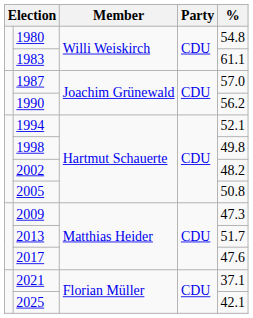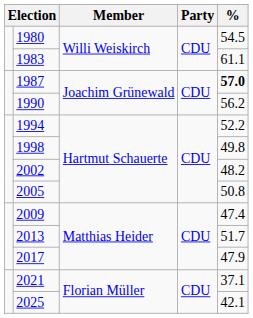(233, 37) 54.8 -> (233, 37) 54.5
(233, 81) normal -> (233, 81) bold
(233, 125) 52.1 -> (233, 125) 52.2
(233, 214) 47.3 -> (233, 214) 47.4
(233, 258) 47.6 -> (233, 258) 47.9
